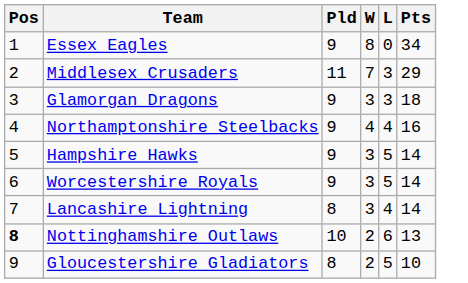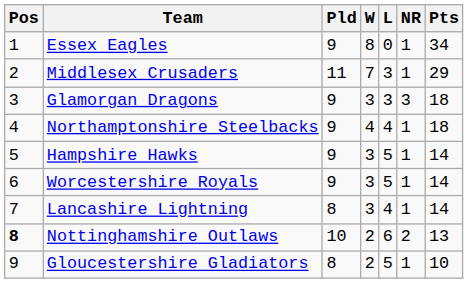+ column: (411, 18)
(411, 128) 16 -> (439, 128) 18
